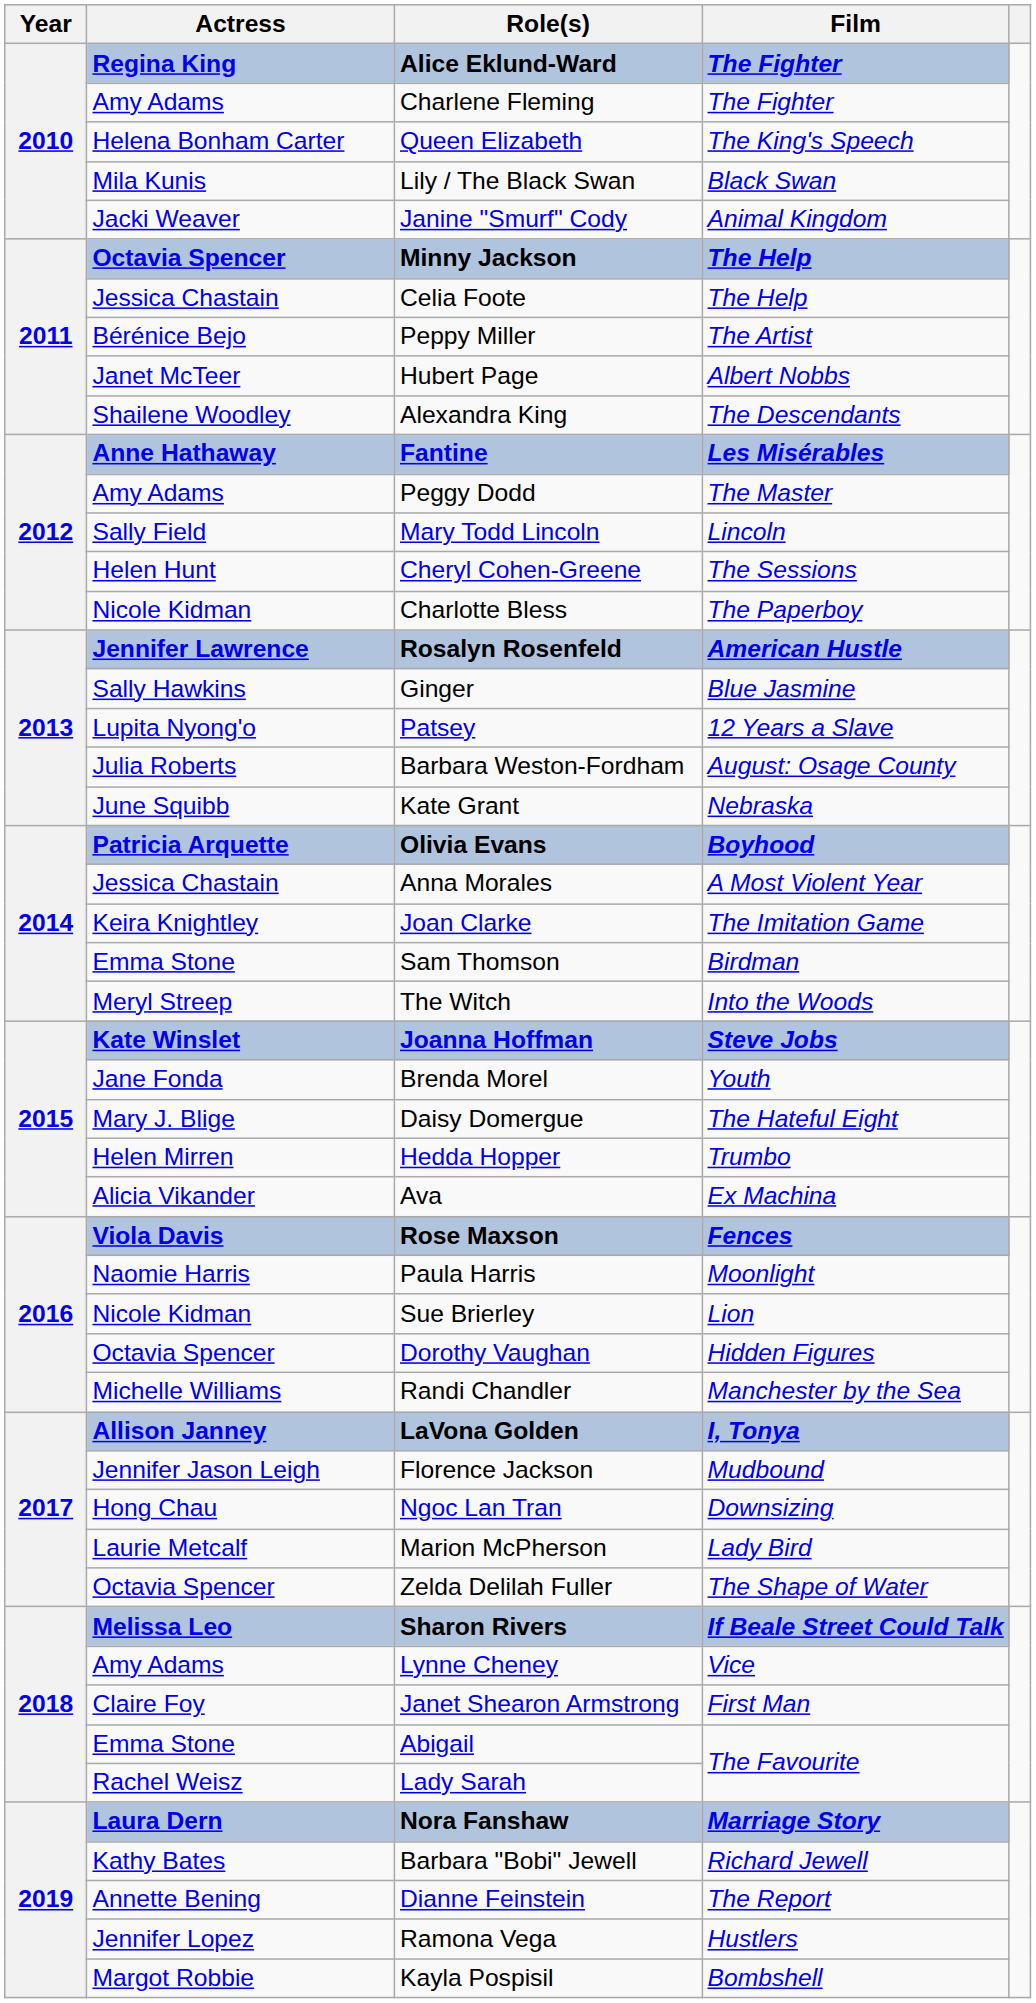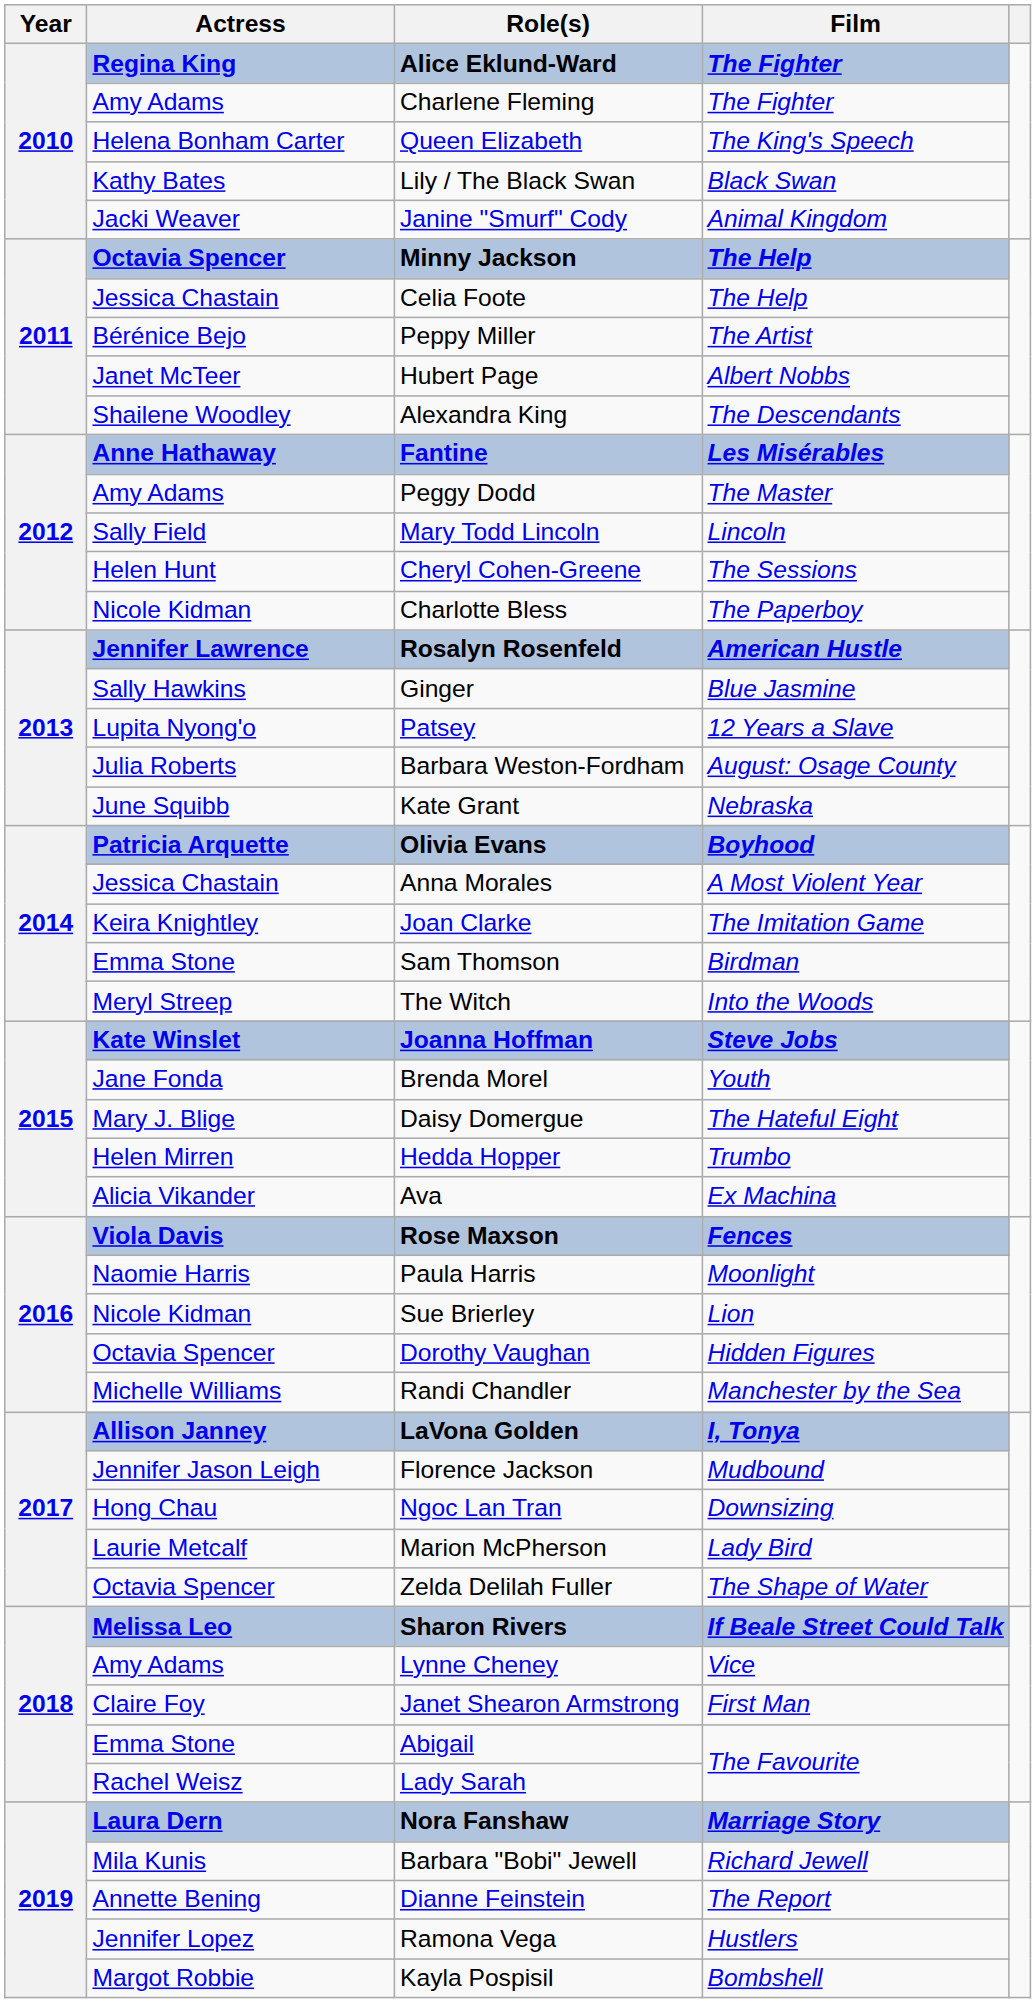(149, 180) Mila Kunis -> (159, 180) Kathy Bates
(159, 1860) Kathy Bates -> (149, 1860) Mila Kunis
